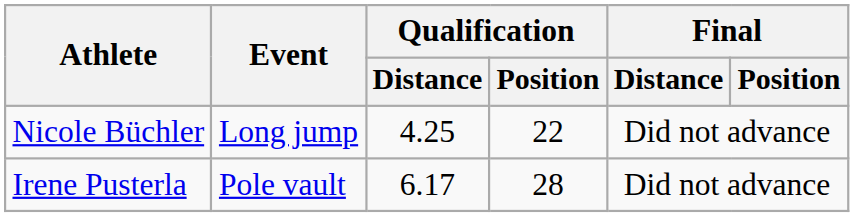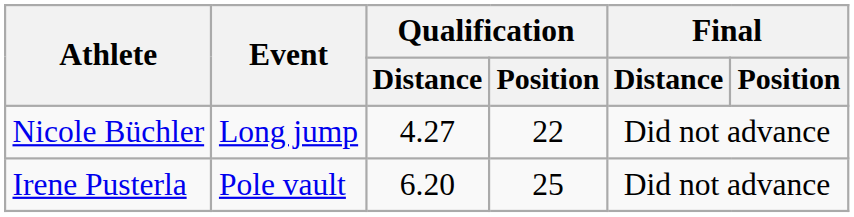(427, 132) 4.25 -> (427, 132) 4.27
(427, 184) 6.17 -> (427, 184) 6.20
(548, 184) 28 -> (548, 184) 25
